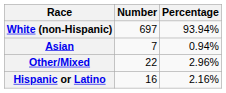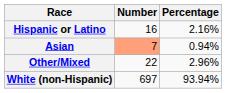rows swapped: (60, 29) <-> (60, 79)
(154, 46) no background -> (154, 46) lightsalmon background
